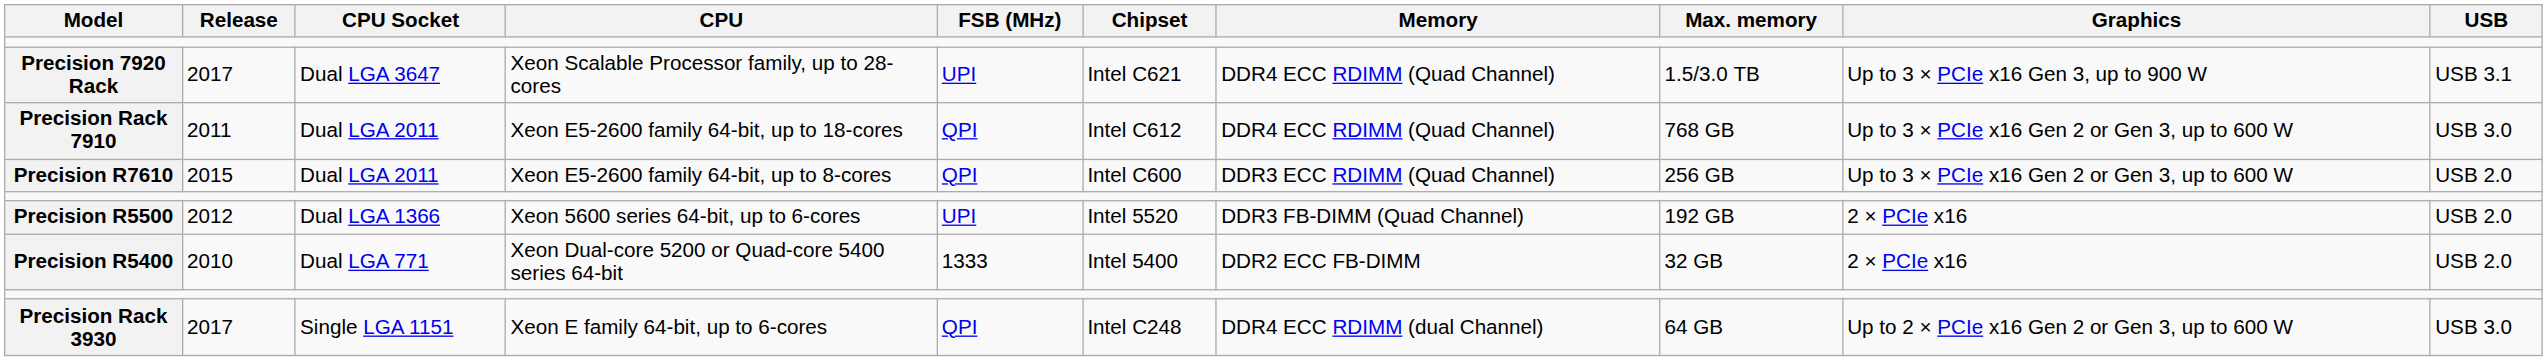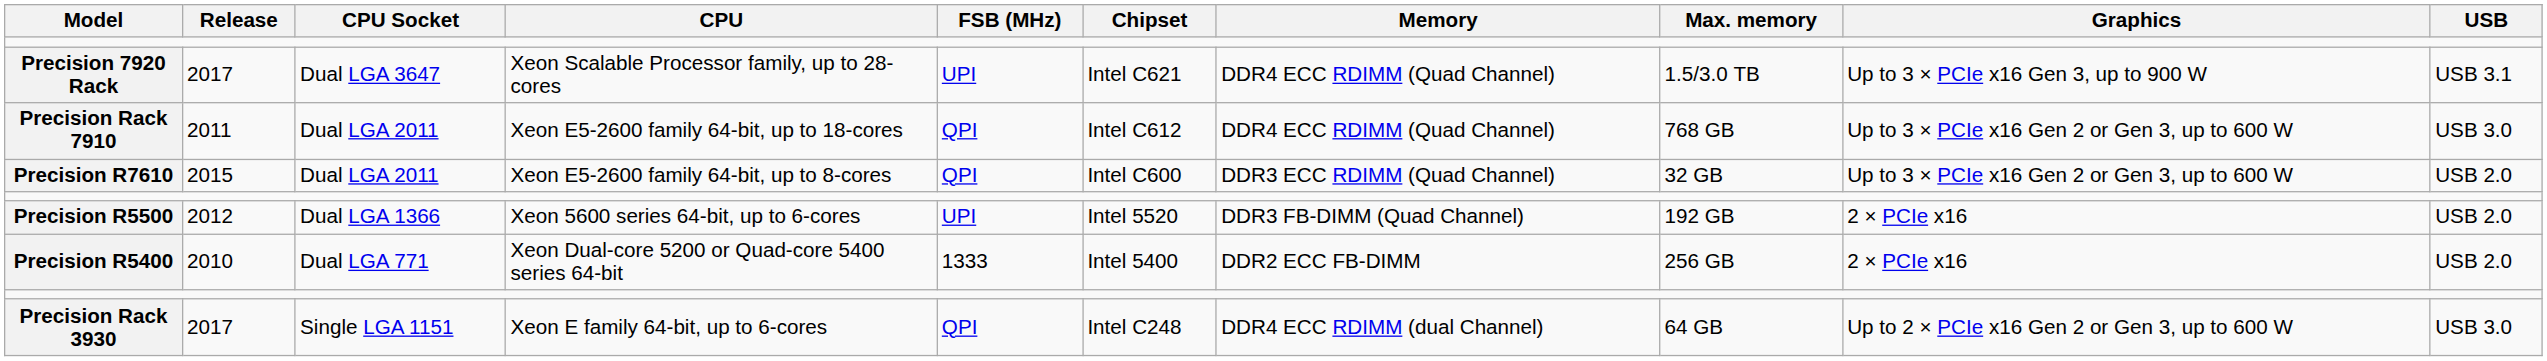(1700, 175) 256 GB -> (1694, 175) 32 GB
(1694, 261) 32 GB -> (1700, 261) 256 GB
